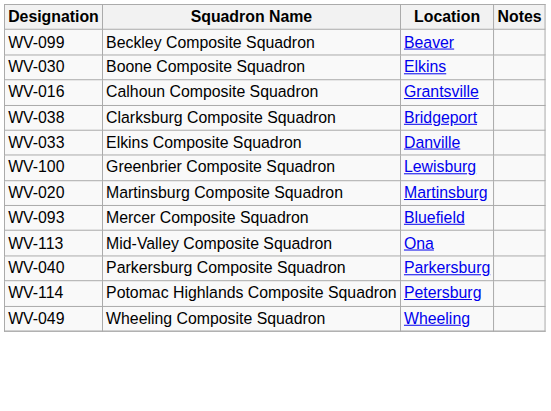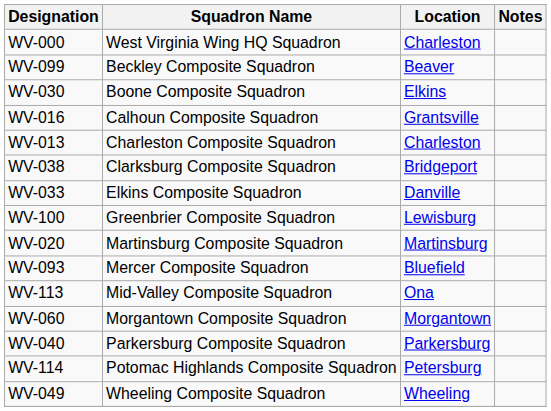+ row: (36, 42)
+ row: (36, 142)
+ row: (36, 318)
